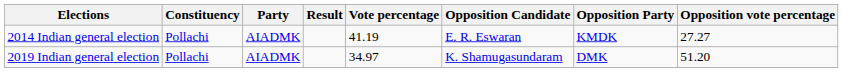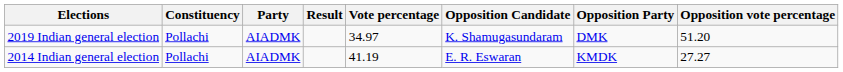rows swapped: (83, 36) <-> (83, 57)
